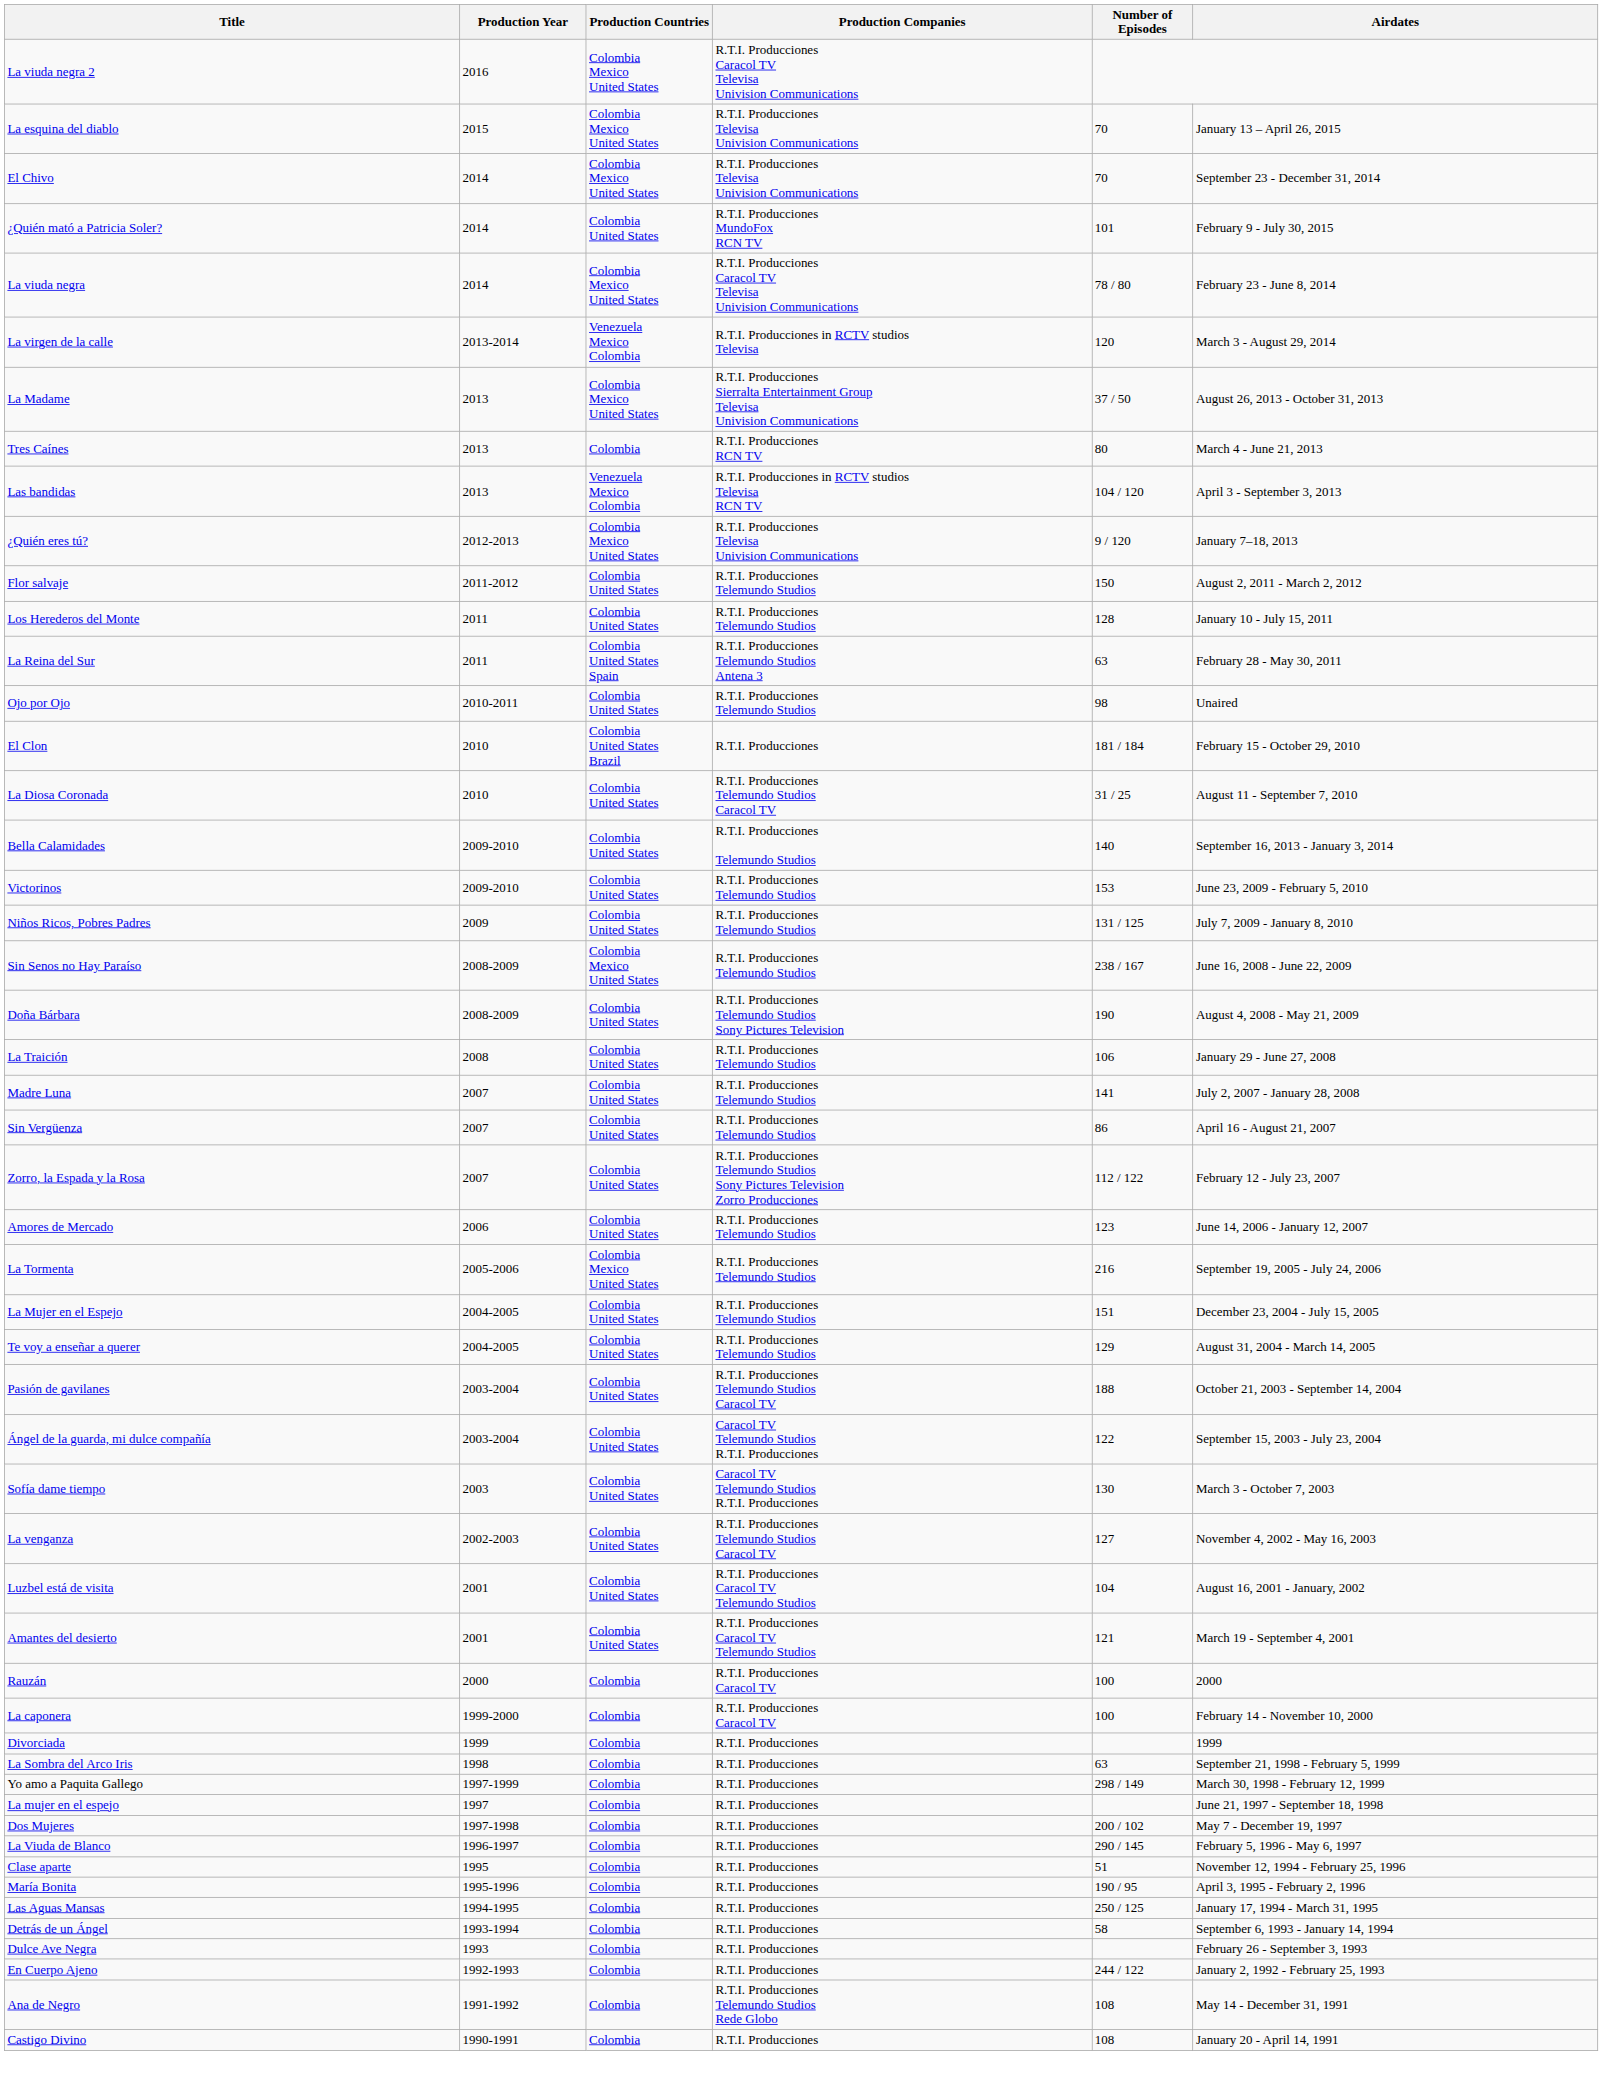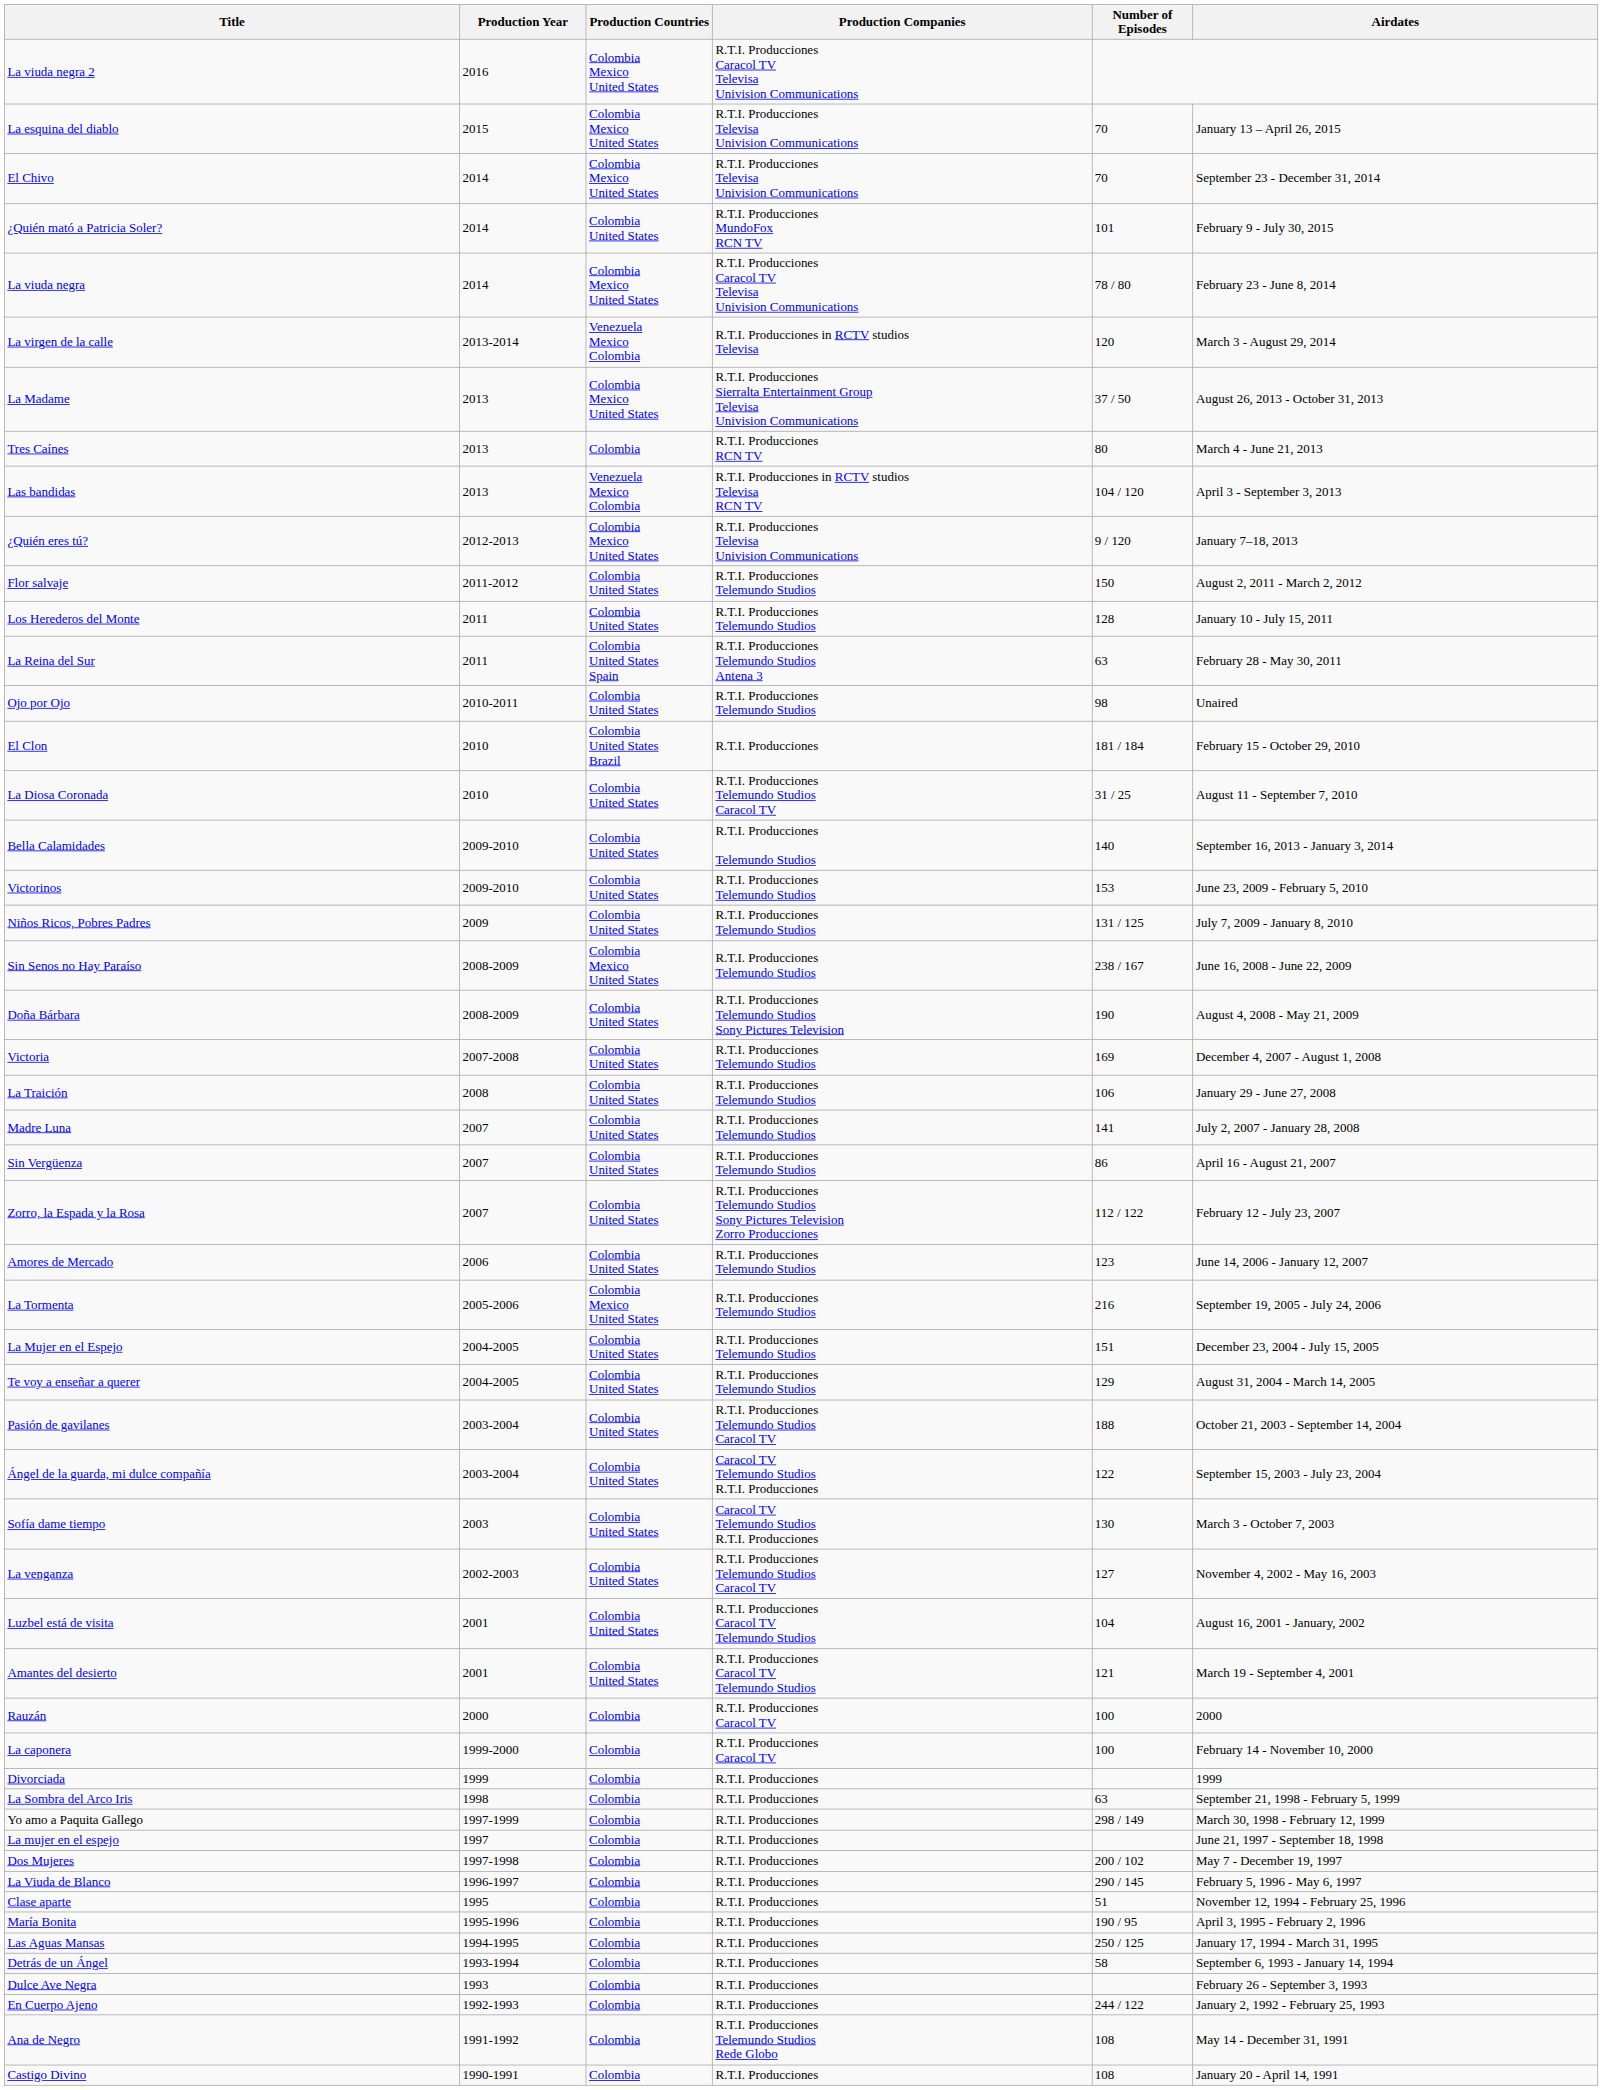+ row: (28, 1057)
